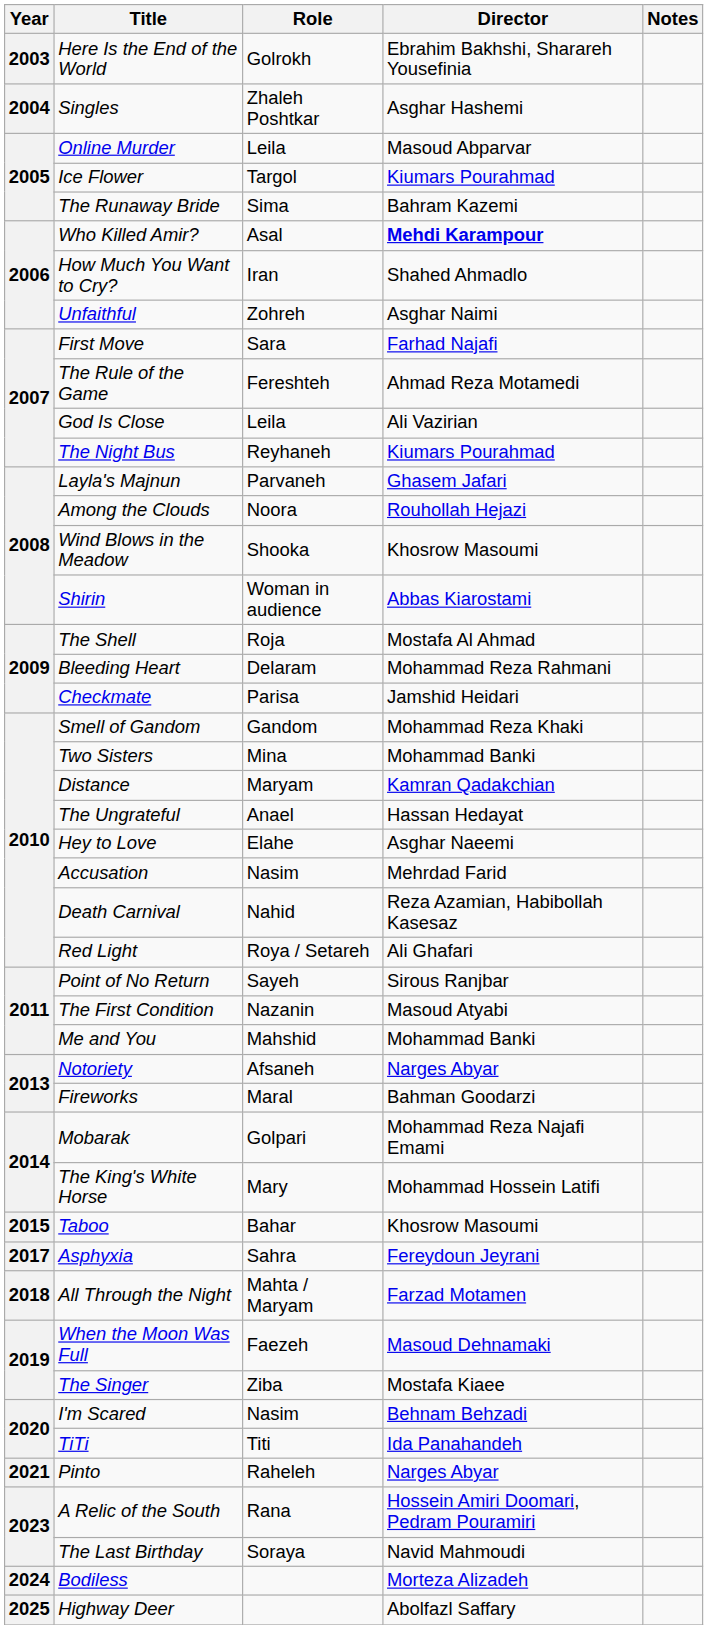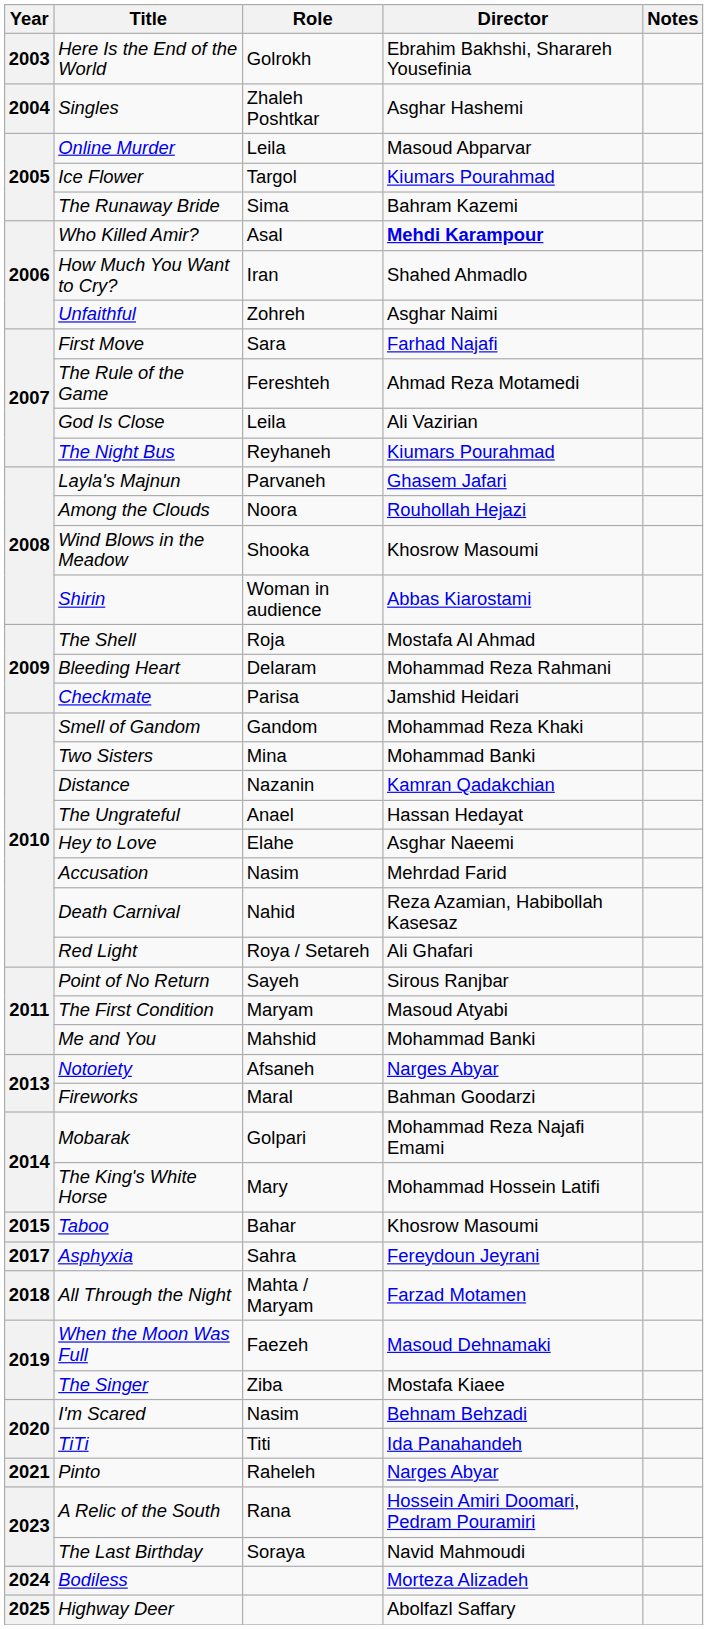(280, 785) Maryam -> (281, 785) Nazanin
(281, 1010) Nazanin -> (280, 1010) Maryam
